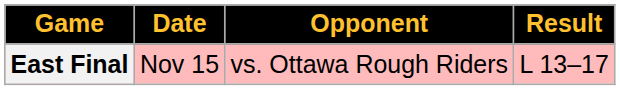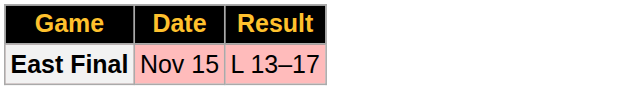- column: (369, 24)
